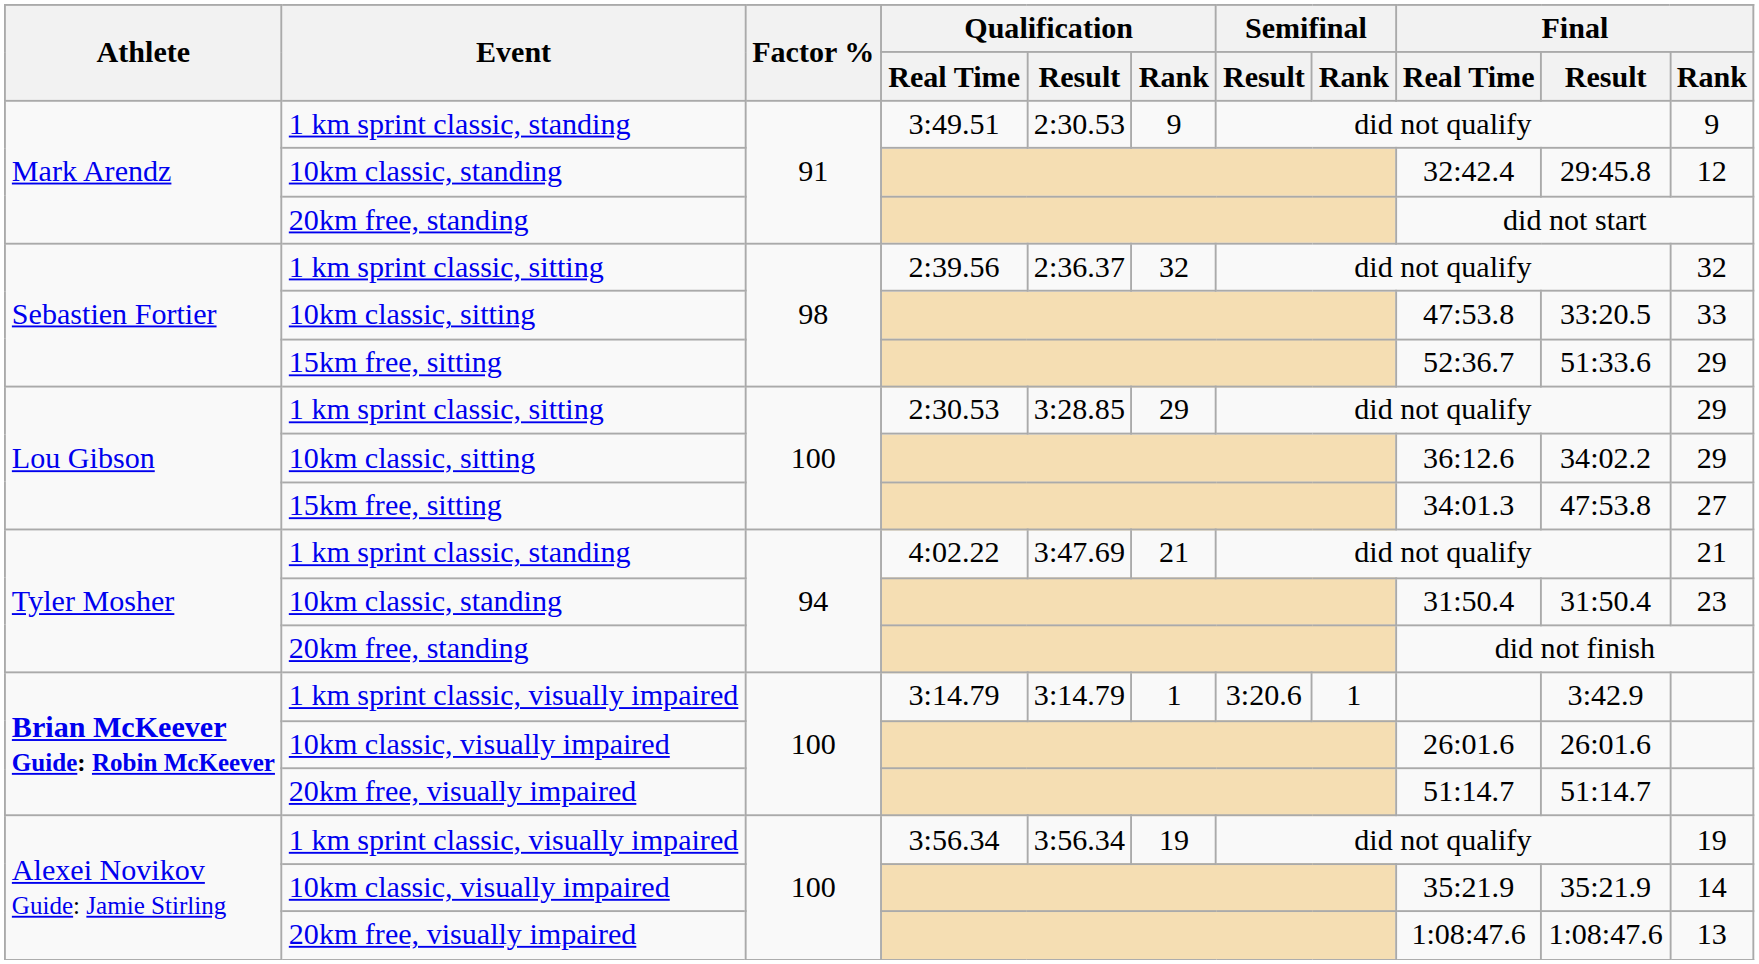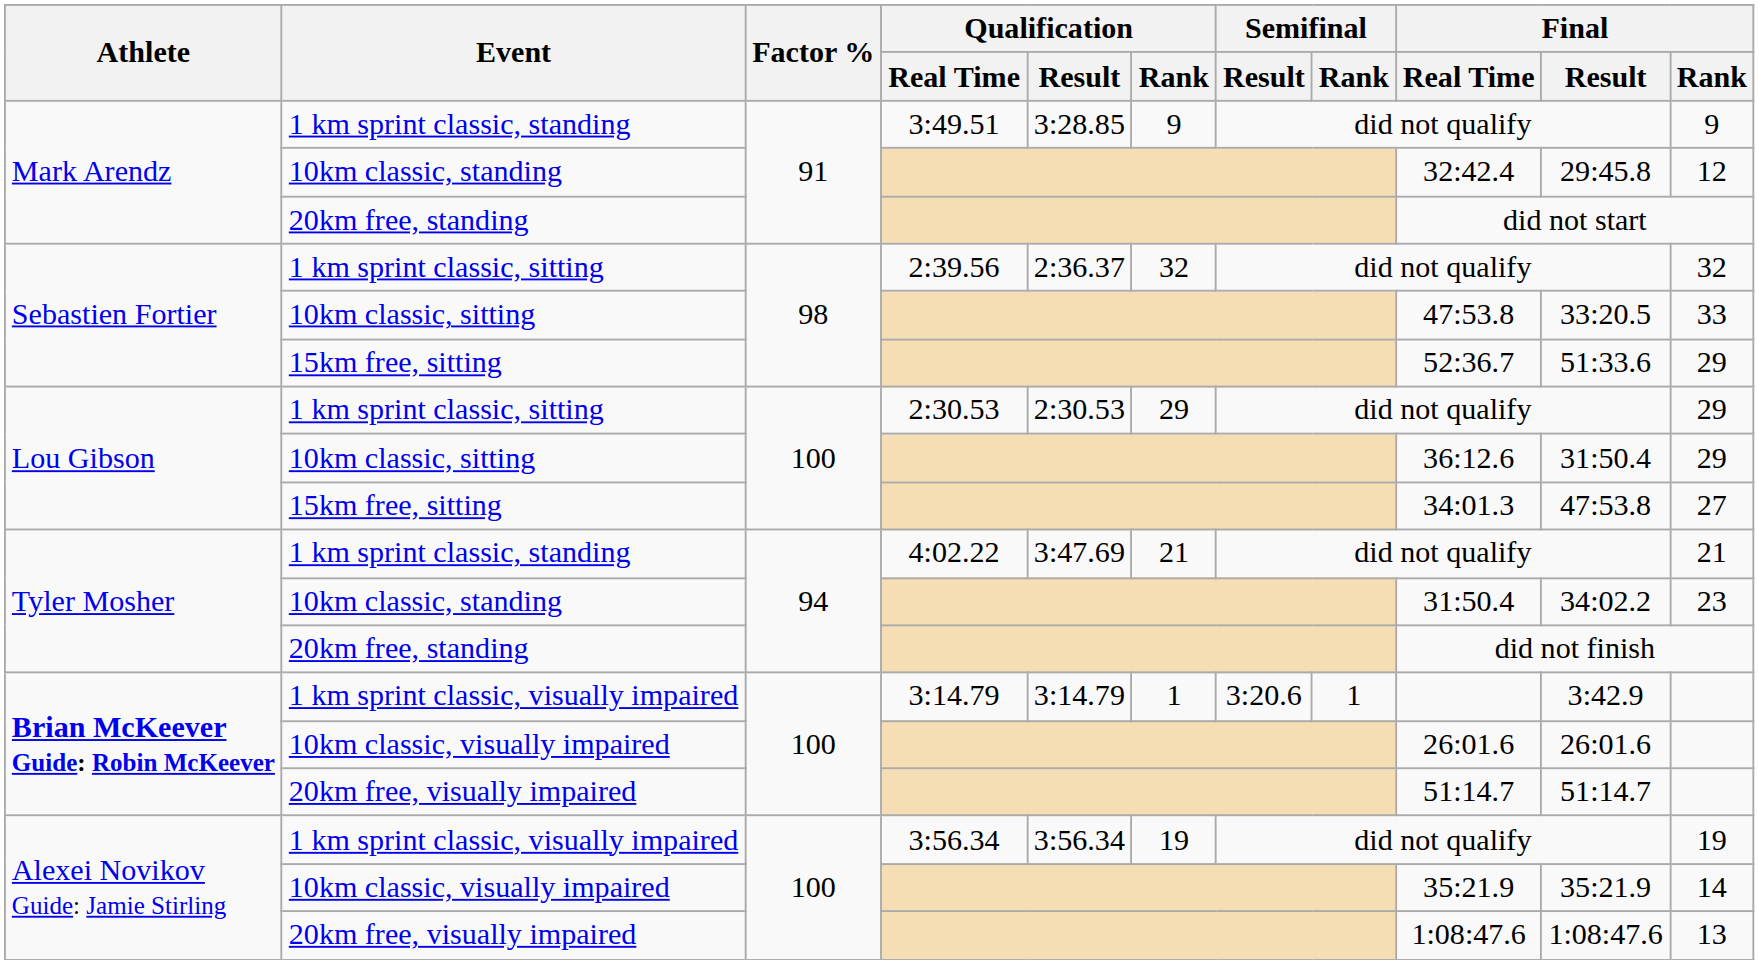(1079, 123) 2:30.53 -> (1079, 123) 3:28.85
(1079, 409) 3:28.85 -> (1079, 409) 2:30.53
(1606, 457) 34:02.2 -> (1606, 457) 31:50.4
(1606, 600) 31:50.4 -> (1606, 600) 34:02.2
